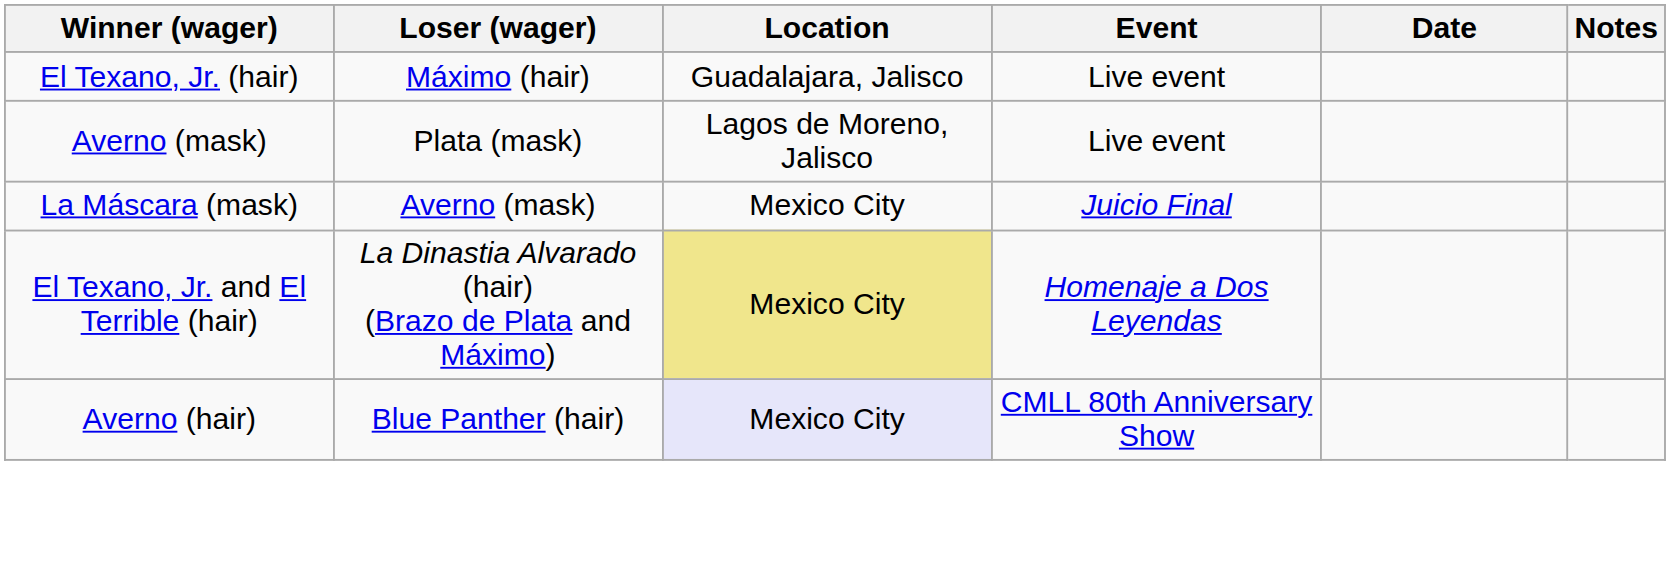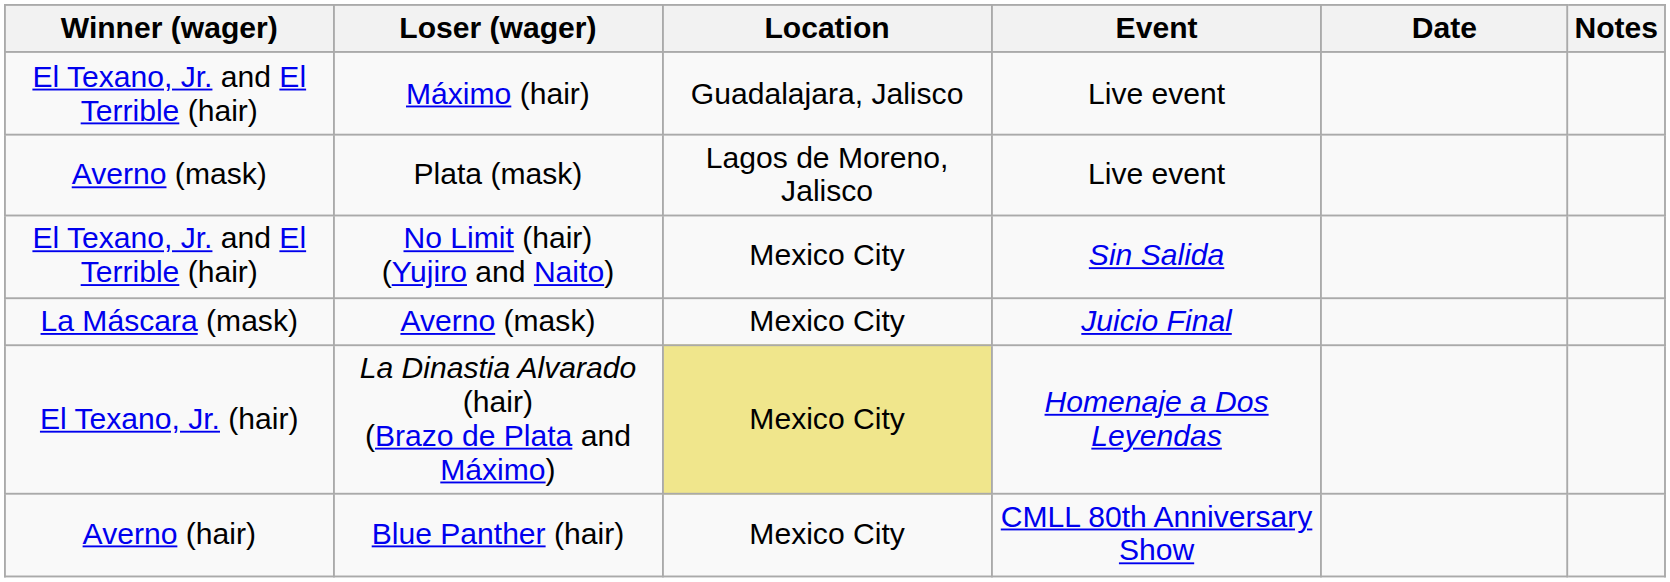(169, 76) El Texano, Jr. (hair) -> (169, 92) El Texano, Jr. and El Terrible (hair)
+ row: (498, 256)
(169, 303) El Texano, Jr. and El Terrible (hair) -> (169, 419) El Texano, Jr. (hair)
(827, 419) lavender background -> (827, 534) no background
